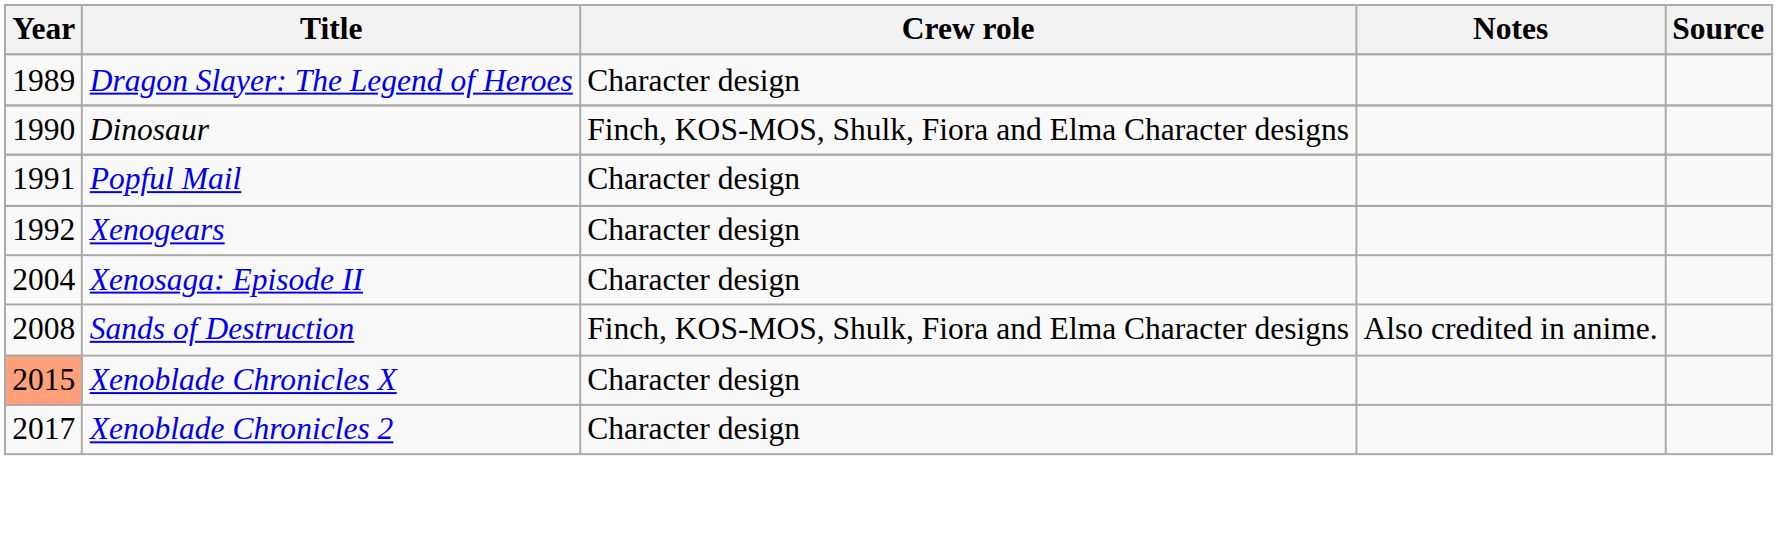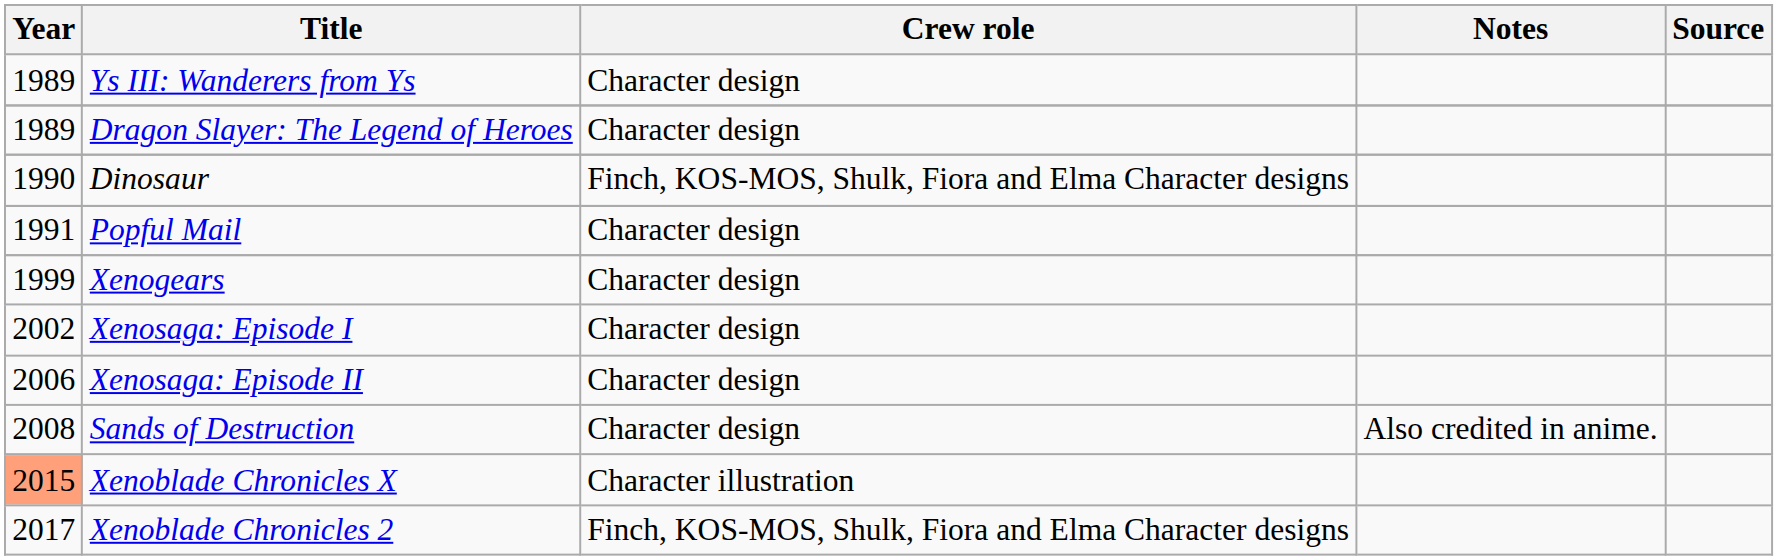+ row: (253, 79)
(44, 229) 1992 -> (44, 279) 1999
+ row: (221, 329)
(44, 279) 2004 -> (44, 379) 2006
(968, 329) Finch, KOS-MOS, Shulk, Fiora and Elma Character designs -> (694, 429) Character design
(694, 379) Character design -> (721, 479) Character illustration
(694, 429) Character design -> (968, 529) Finch, KOS-MOS, Shulk, Fiora and Elma Character designs
